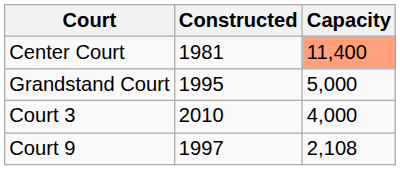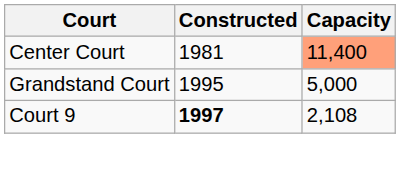- row: (42, 116)
(201, 148) normal -> (201, 116) bold
